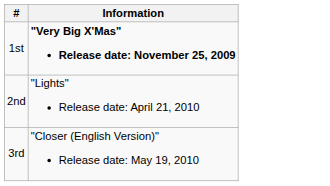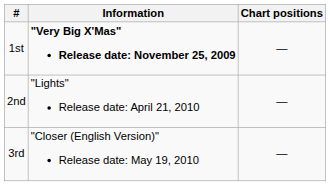+ column: (282, 13)
